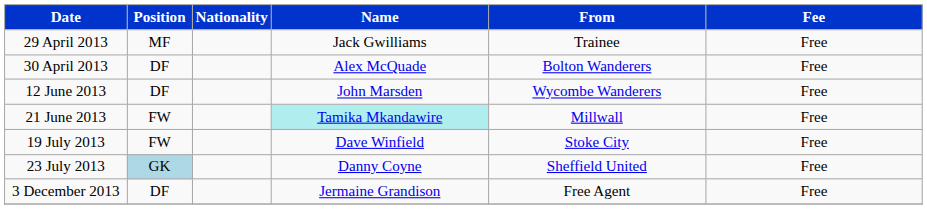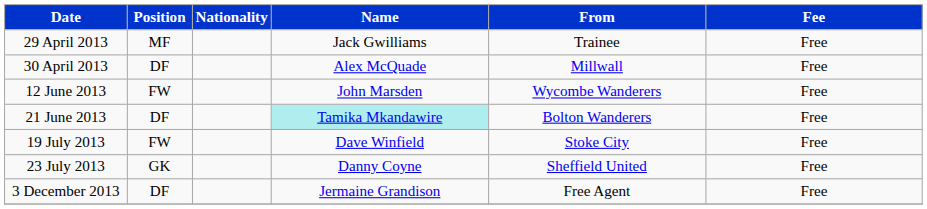(597, 67) Bolton Wanderers -> (597, 67) Millwall
(160, 92) DF -> (160, 92) FW
(160, 117) FW -> (160, 117) DF
(597, 117) Millwall -> (597, 117) Bolton Wanderers
(160, 166) lightblue background -> (160, 166) no background
